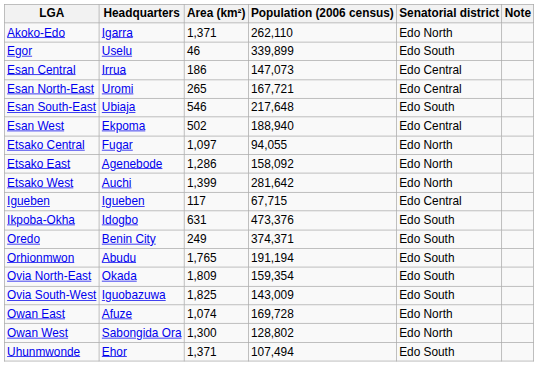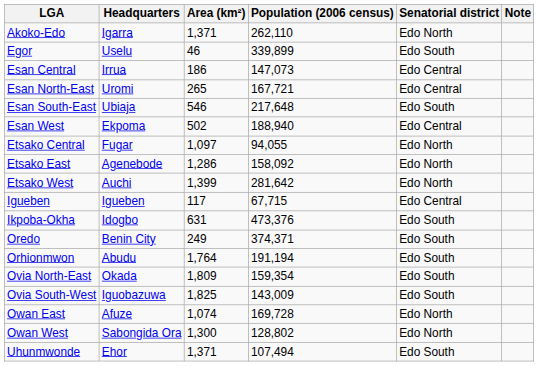(202, 257) 1,765 -> (202, 257) 1,764
